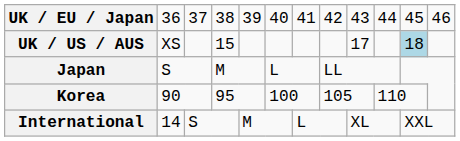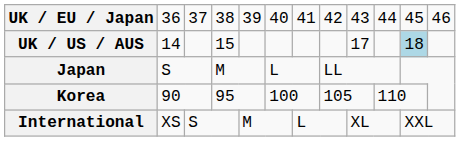(171, 44) XS -> (171, 44) 14
(171, 123) 14 -> (171, 123) XS
